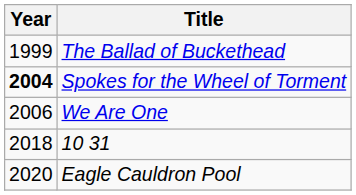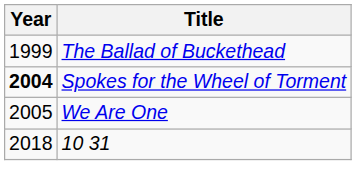(31, 112) 2006 -> (31, 112) 2005
- row: (151, 174)
